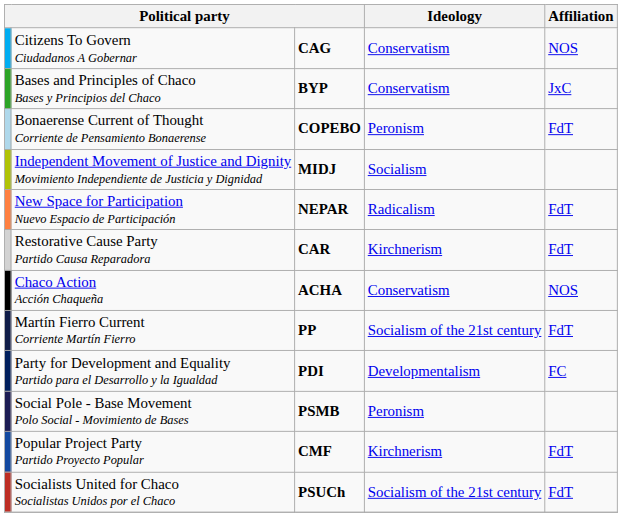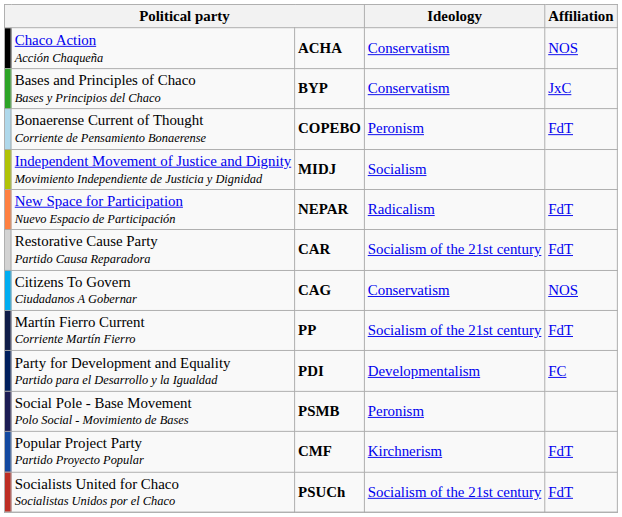rows swapped: (59, 290) <-> (76, 48)
(405, 249) Kirchnerism -> (455, 249) Socialism of the 21st century
